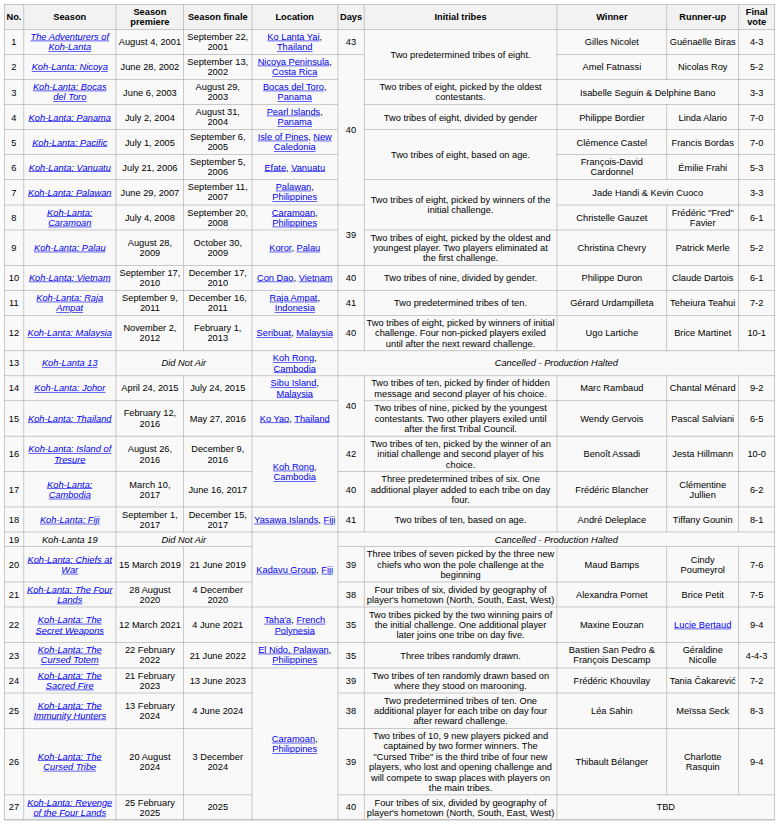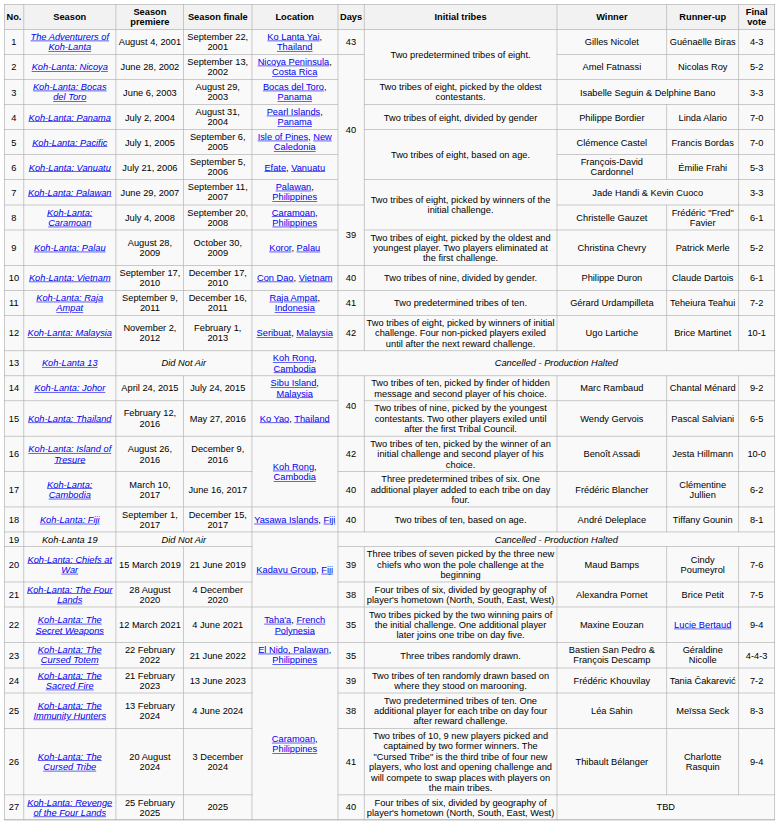(351, 333) 40 -> (351, 333) 42
(351, 520) 41 -> (351, 520) 40
(351, 762) 39 -> (351, 762) 41
